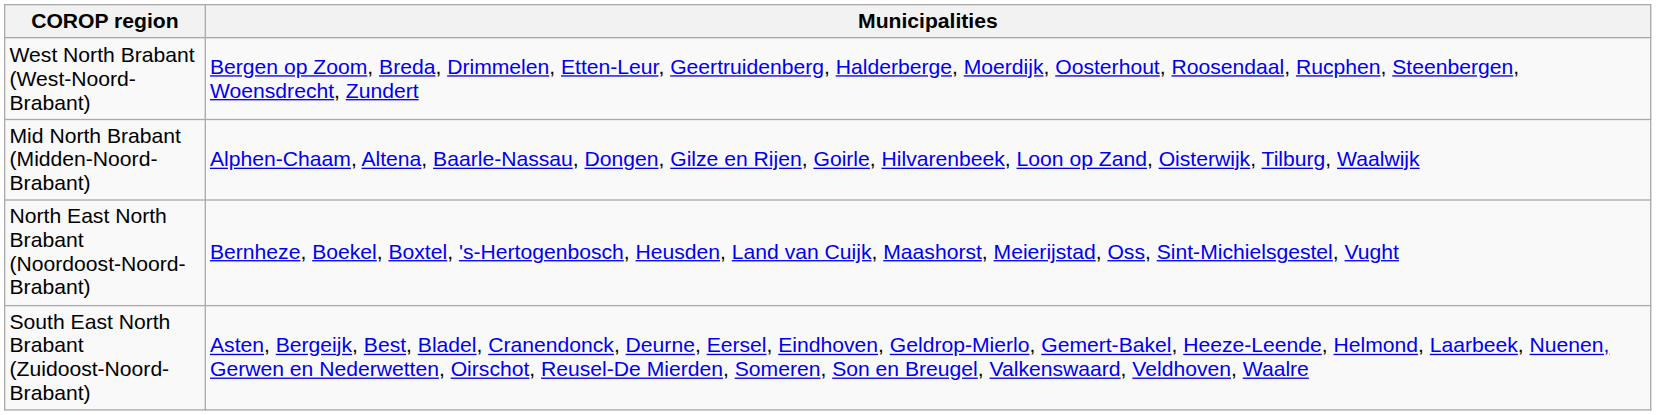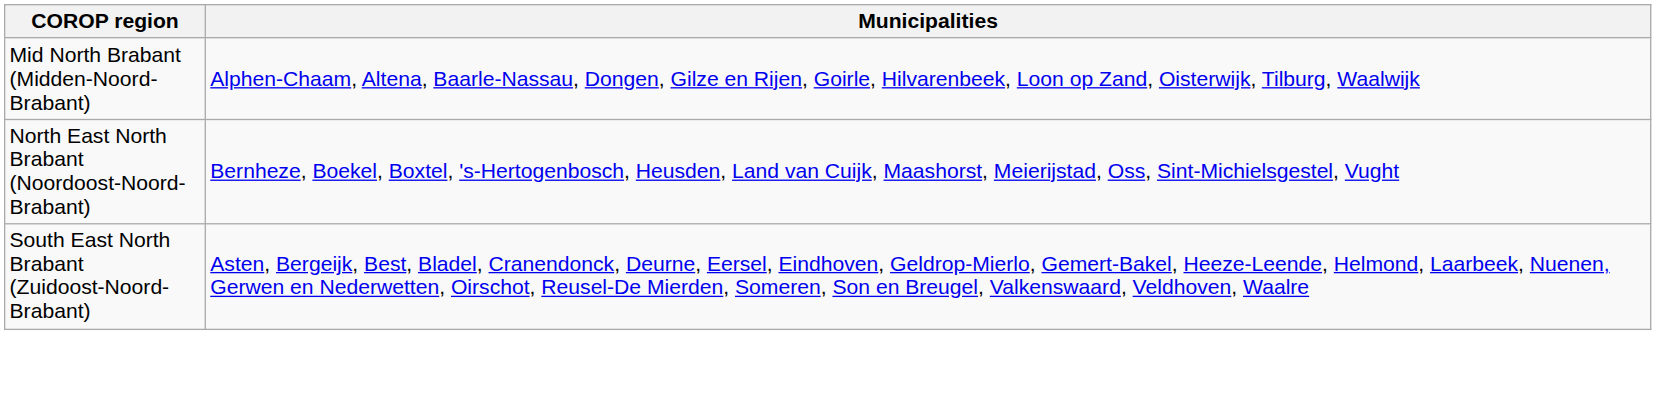- row: (102, 78)
